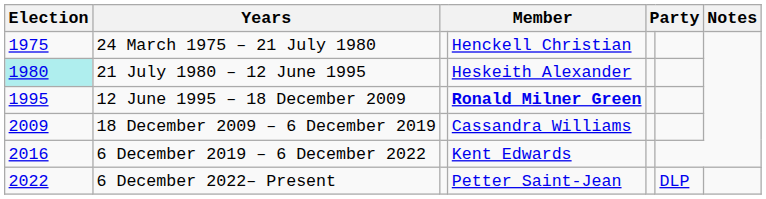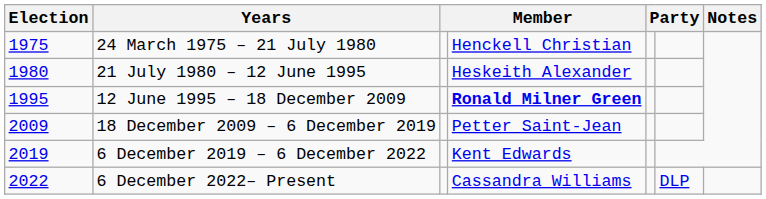(29, 72) paleturquoise background -> (29, 72) no background
(542, 127) Cassandra Williams -> (537, 127) Petter Saint-Jean
(29, 154) 2016 -> (29, 154) 2019
(537, 181) Petter Saint-Jean -> (542, 181) Cassandra Williams
